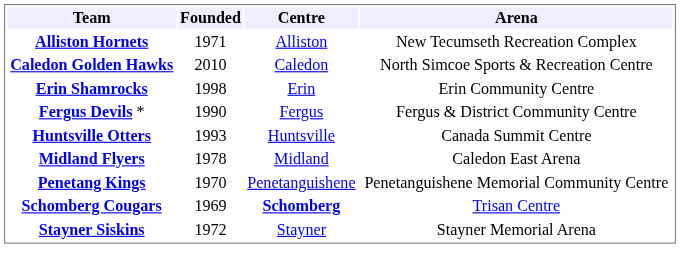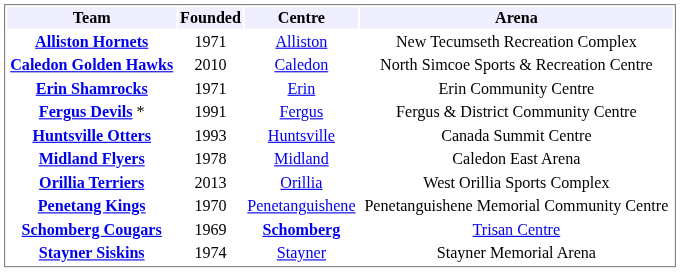(211, 88) 1998 -> (211, 88) 1971
(211, 112) 1990 -> (211, 112) 1991
+ row: (92, 182)
(211, 229) 1972 -> (211, 253) 1974
